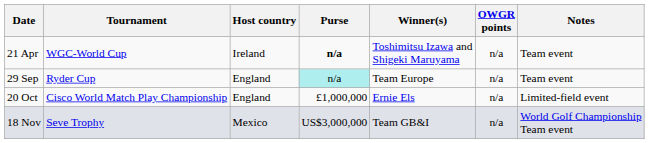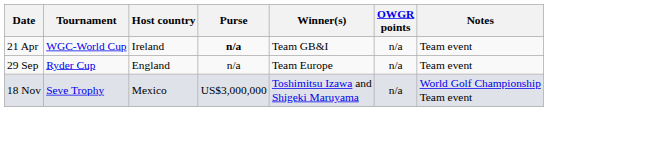(423, 53) Toshimitsu Izawa and Shigeki Maruyama -> (300, 46) Team GB&I
(334, 78) paleturquoise background -> (234, 65) no background
- row: (22, 97)
(401, 123) Team GB&I -> (322, 90) Toshimitsu Izawa and Shigeki Maruyama
